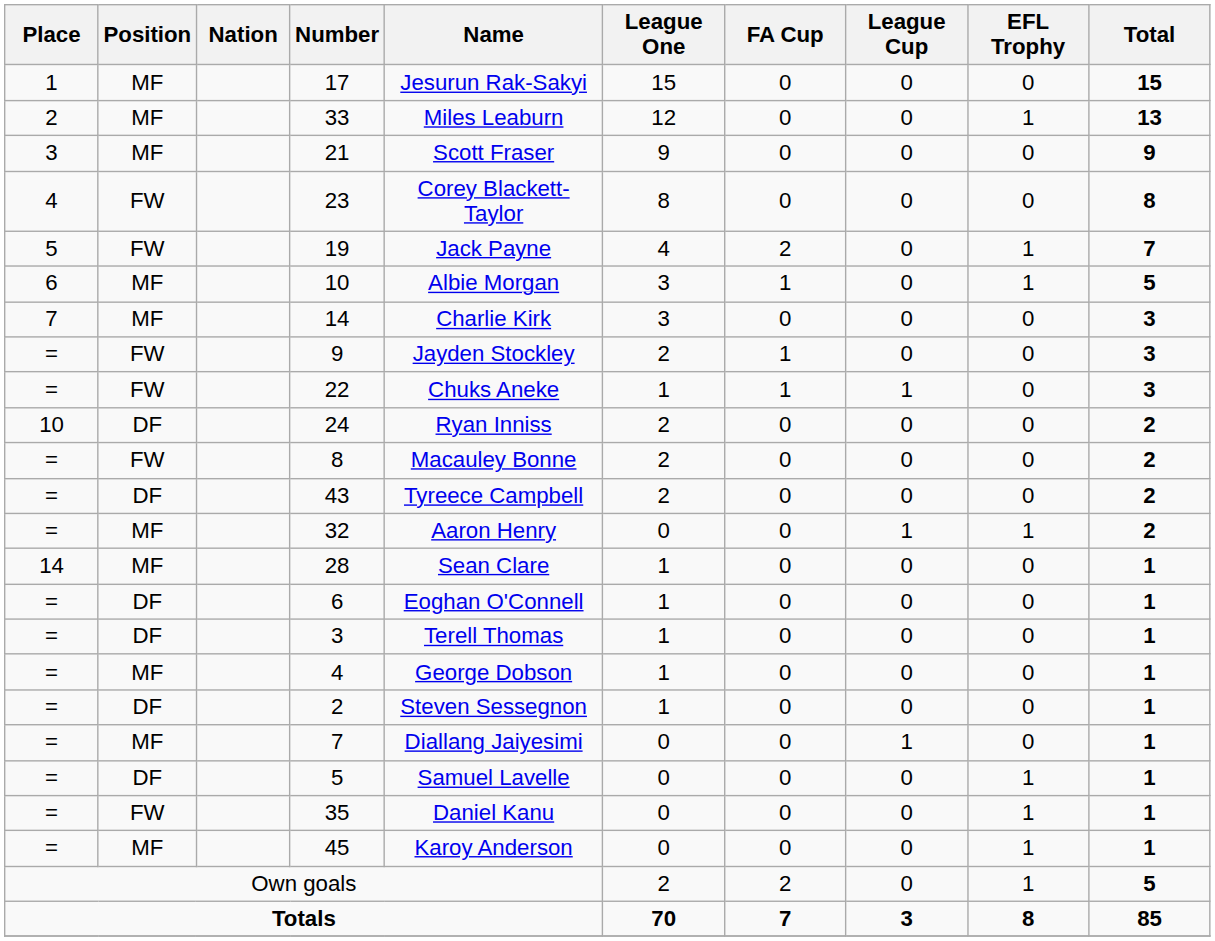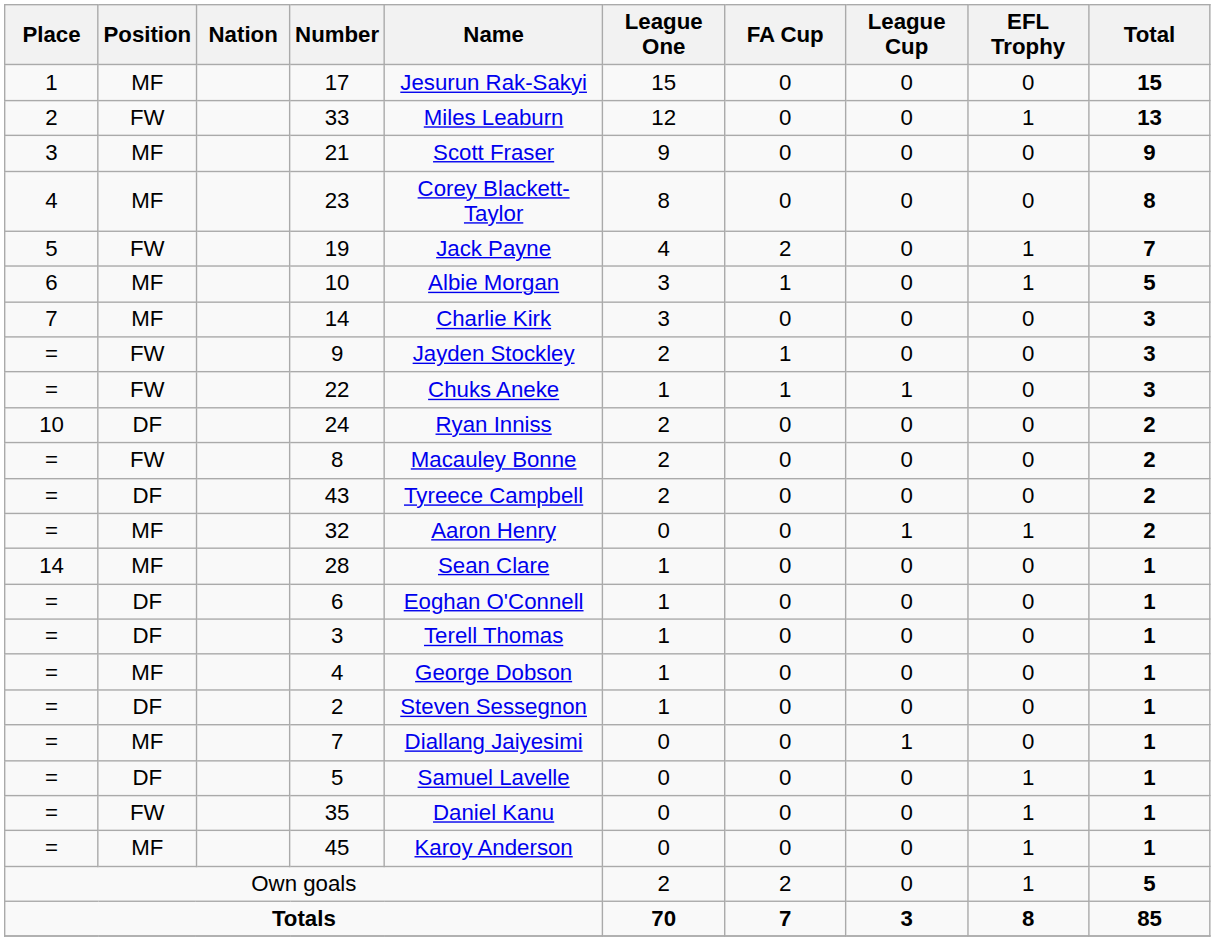(147, 117) MF -> (147, 117) FW
(147, 200) FW -> (147, 200) MF
